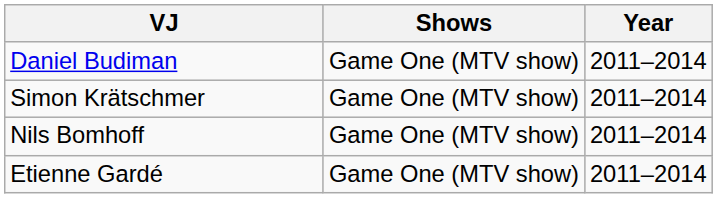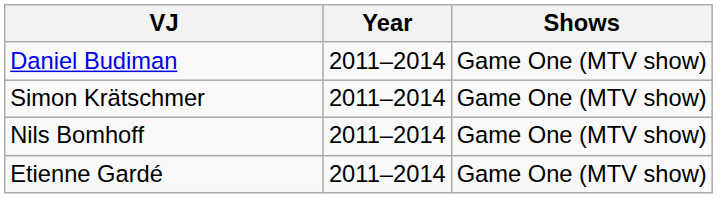columns swapped: (648, 23) <-> (454, 23)
